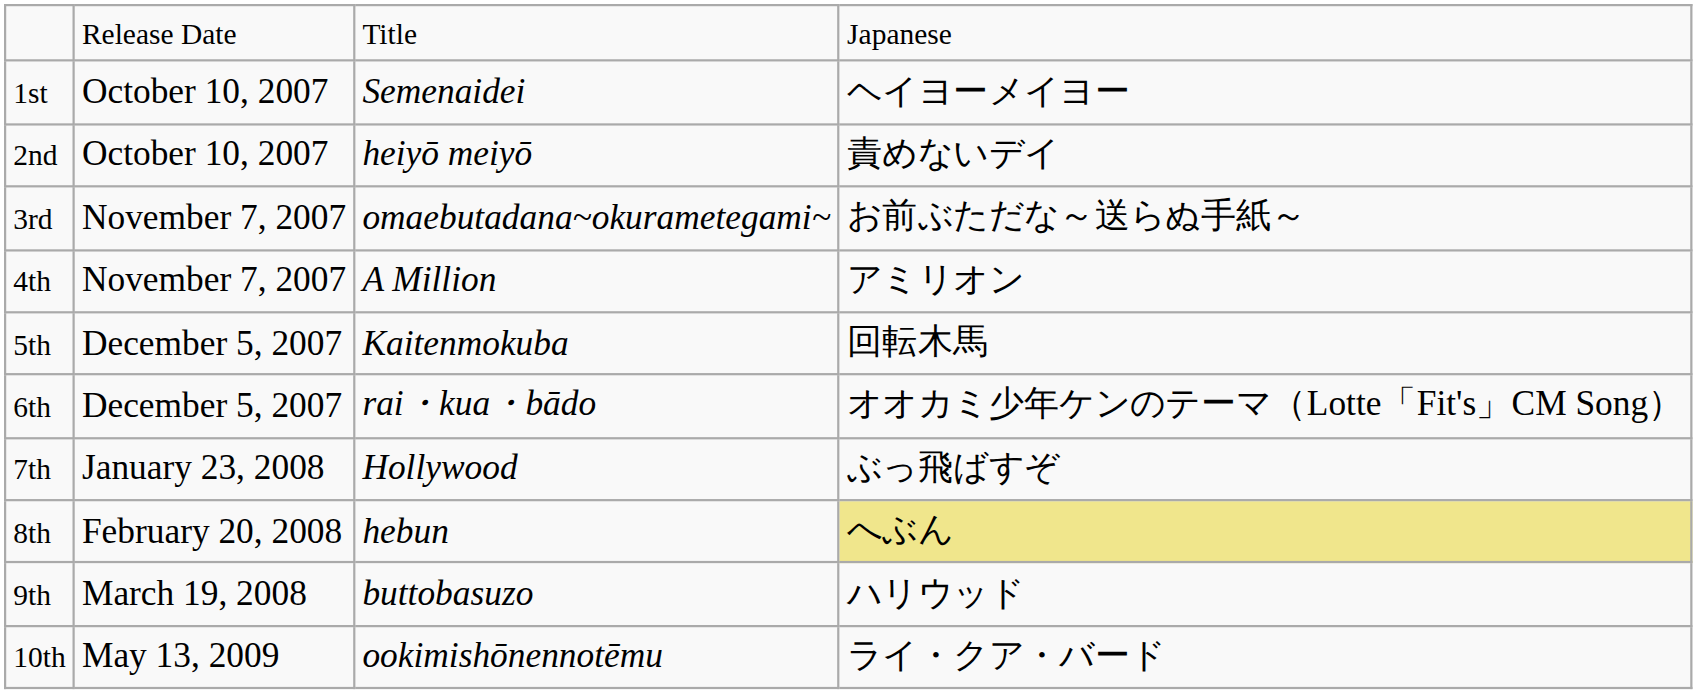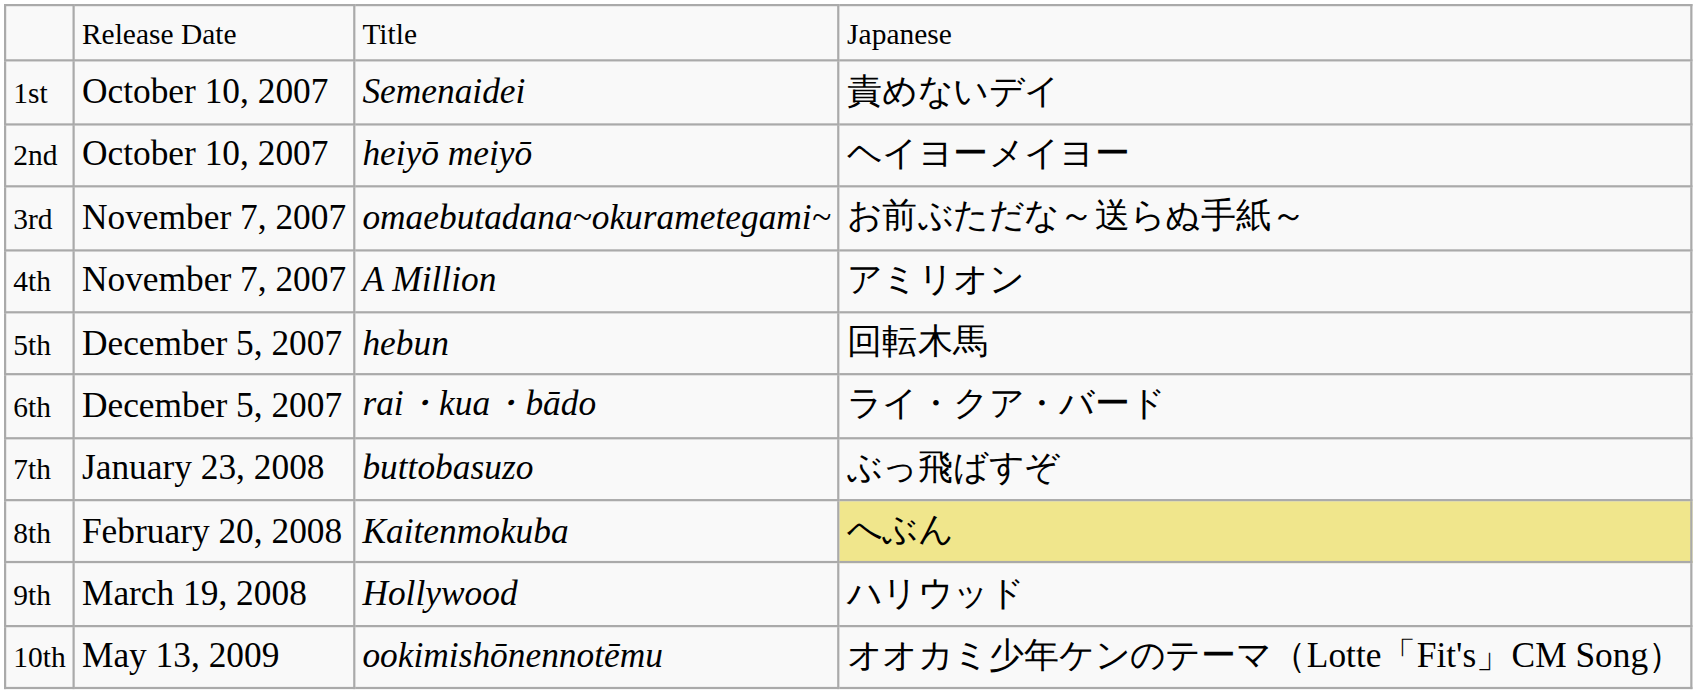(989, 90) ヘイヨーメイヨー -> (953, 90) 責めないデイ
(953, 153) 責めないデイ -> (989, 153) ヘイヨーメイヨー
(466, 342) Kaitenmokuba -> (406, 342) hebun
(1265, 404) オオカミ少年ケンのテーマ（Lotte「Fit's」CM Song） -> (1006, 404) ライ・クア・バード
(440, 468) Hollywood -> (448, 468) buttobasuzo
(406, 530) hebun -> (466, 530) Kaitenmokuba
(448, 593) buttobasuzo -> (440, 593) Hollywood
(1006, 655) ライ・クア・バード -> (1265, 655) オオカミ少年ケンのテーマ（Lotte「Fit's」CM Song）
